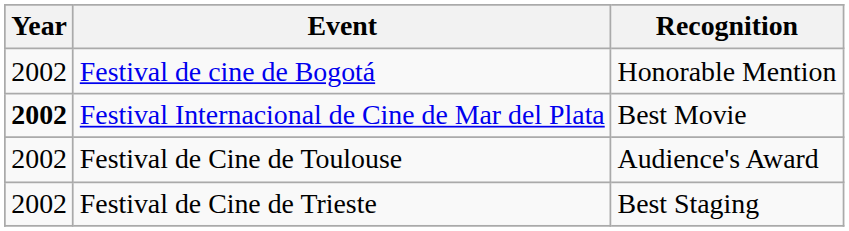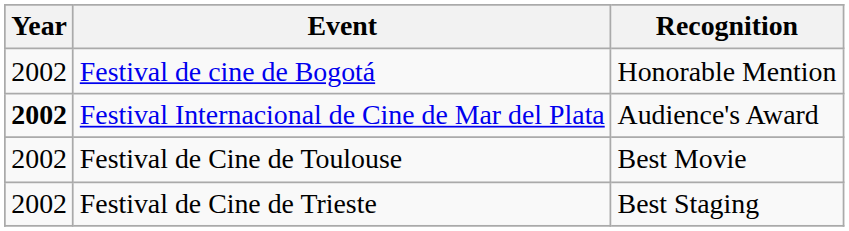(682, 114) Best Movie -> (718, 114) Audience's Award
(718, 159) Audience's Award -> (682, 159) Best Movie
